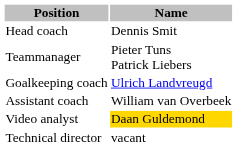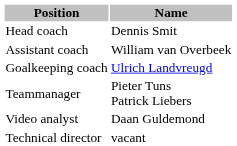rows swapped: (47, 101) <-> (43, 57)
(158, 119) gold background -> (158, 119) no background
